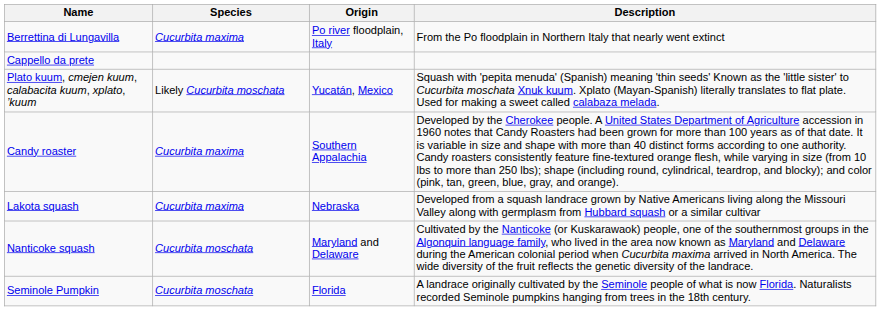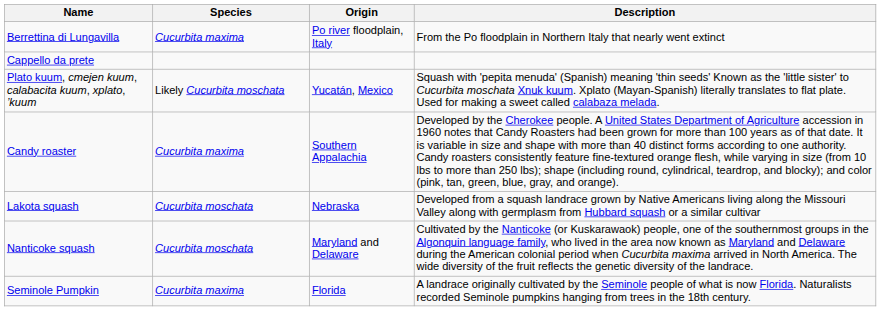(200, 206) Cucurbita maxima -> (204, 206) Cucurbita moschata
(204, 291) Cucurbita moschata -> (200, 291) Cucurbita maxima
